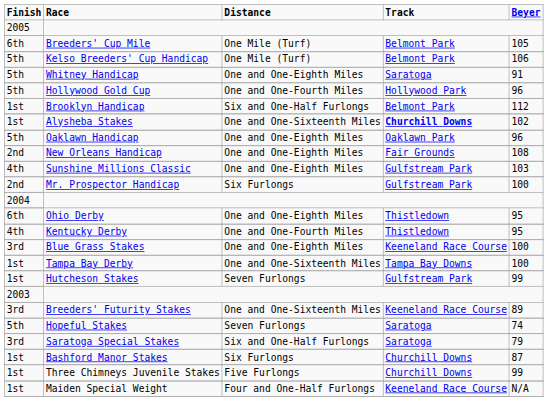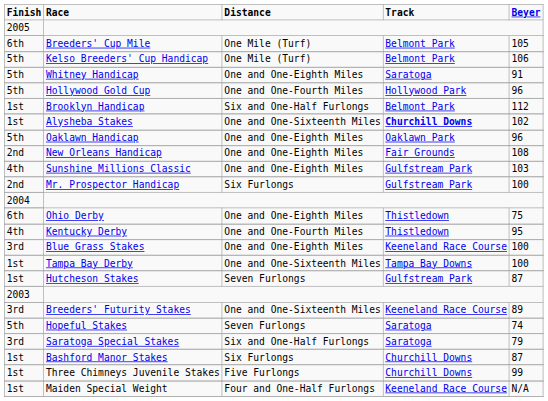(517, 216) 95 -> (517, 216) 75
(517, 279) 99 -> (517, 279) 87
